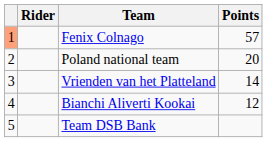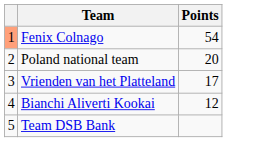- column: (38, 15)
(252, 37) 57 -> (212, 37) 54
(252, 81) 14 -> (212, 81) 17
